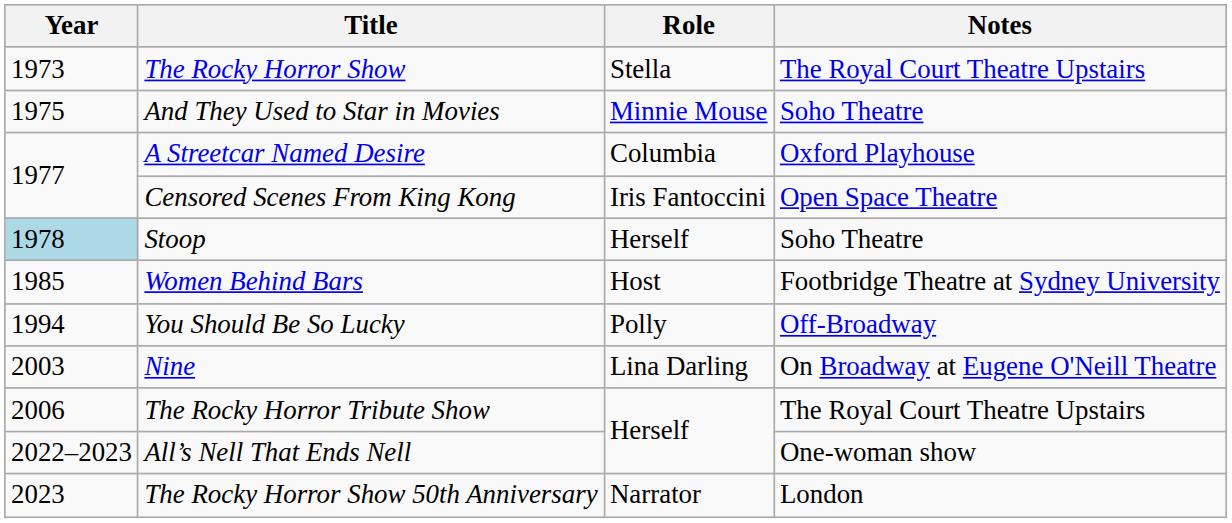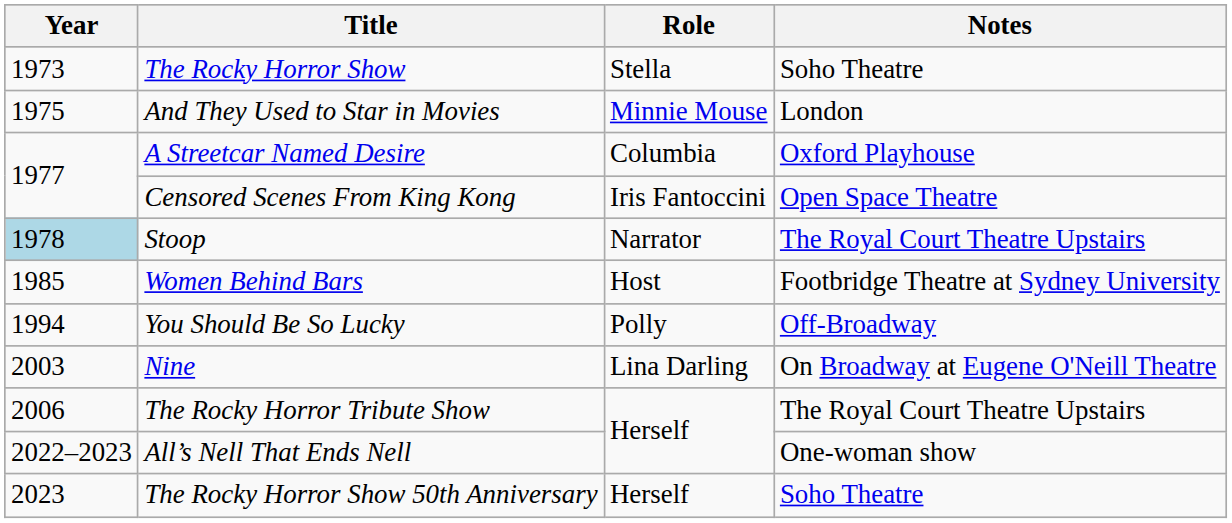(963, 68) The Royal Court Theatre Upstairs -> (852, 68) Soho Theatre
(852, 111) Soho Theatre -> (822, 111) London
(650, 238) Herself -> (655, 238) Narrator
(852, 238) Soho Theatre -> (963, 238) The Royal Court Theatre Upstairs
(655, 494) Narrator -> (650, 494) Herself
(822, 494) London -> (852, 494) Soho Theatre
